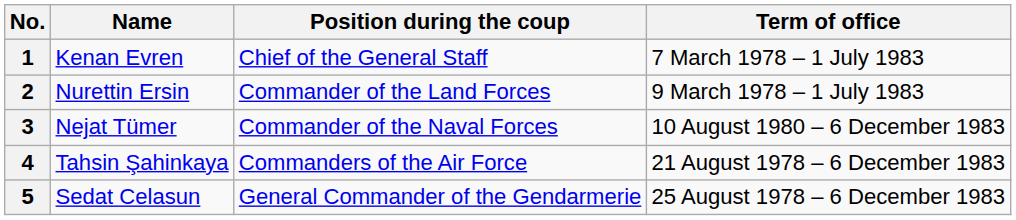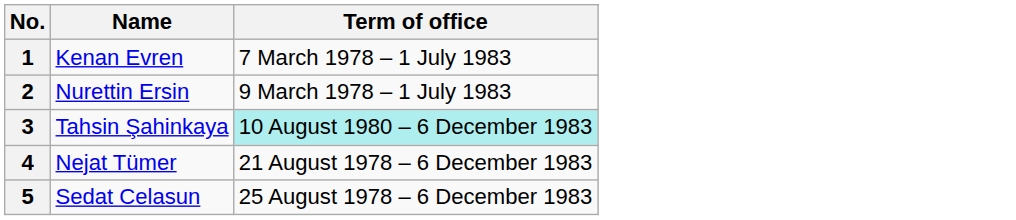- column: (440, 22)
(116, 127) Nejat Tümer -> (142, 127) Tahsin Şahinkaya
(828, 127) no background -> (416, 127) paleturquoise background
(142, 162) Tahsin Şahinkaya -> (116, 162) Nejat Tümer
